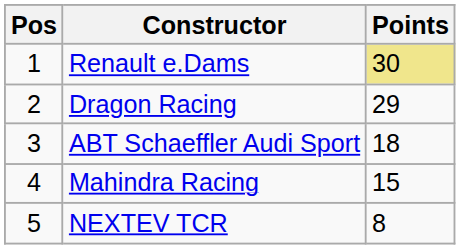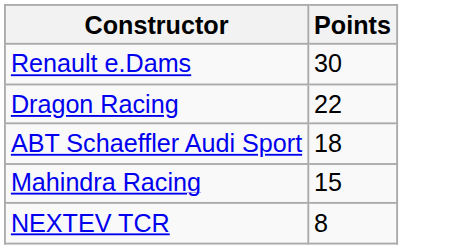- column: (34, 24)
(386, 64) khaki background -> (328, 64) no background
(386, 104) 29 -> (328, 104) 22
